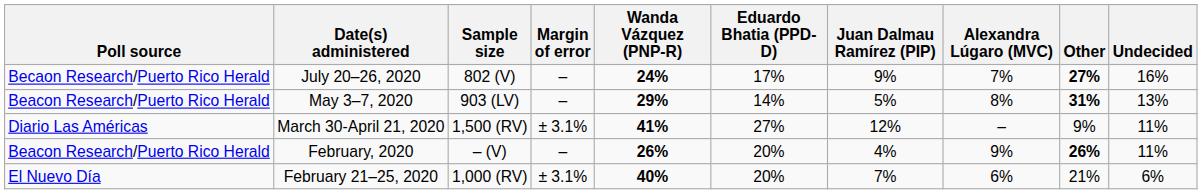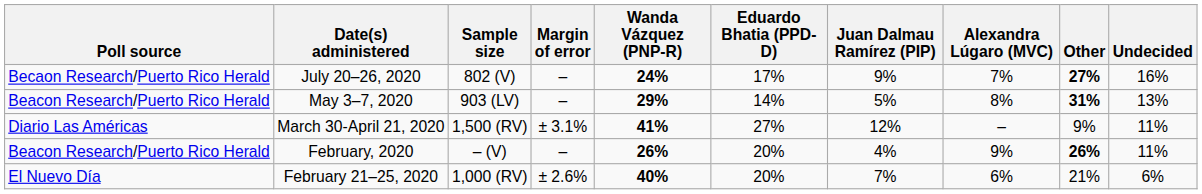(563, 176) ± 3.1% -> (563, 176) ± 2.6%
